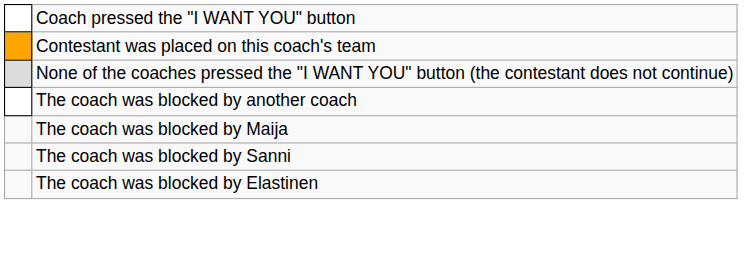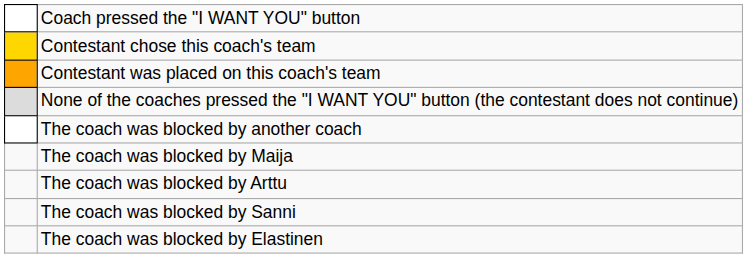+ row: (178, 45)
+ row: (164, 184)
